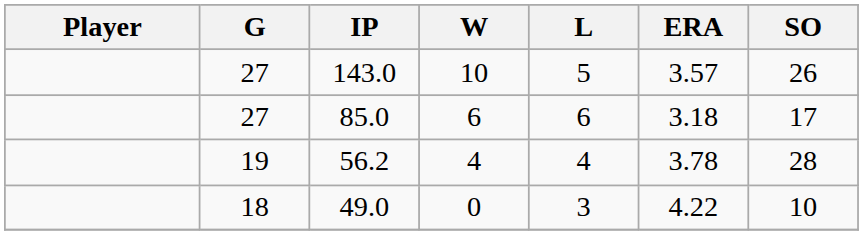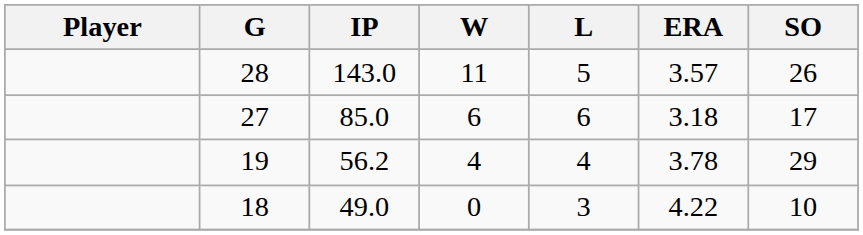(255, 71) 27 -> (255, 71) 28
(474, 71) 10 -> (474, 71) 11
(803, 161) 28 -> (803, 161) 29
